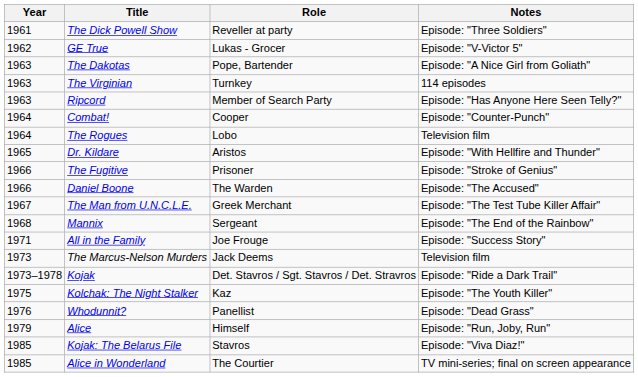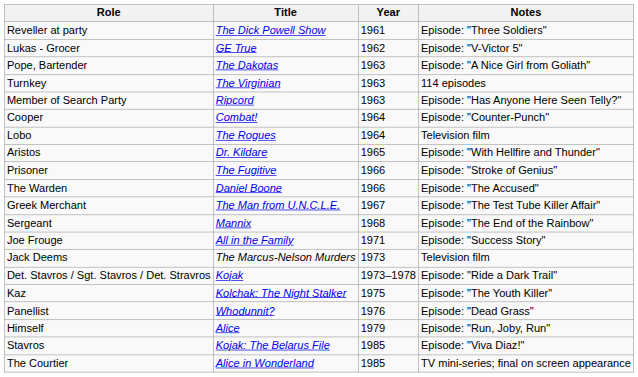columns swapped: (35, 13) <-> (314, 13)
